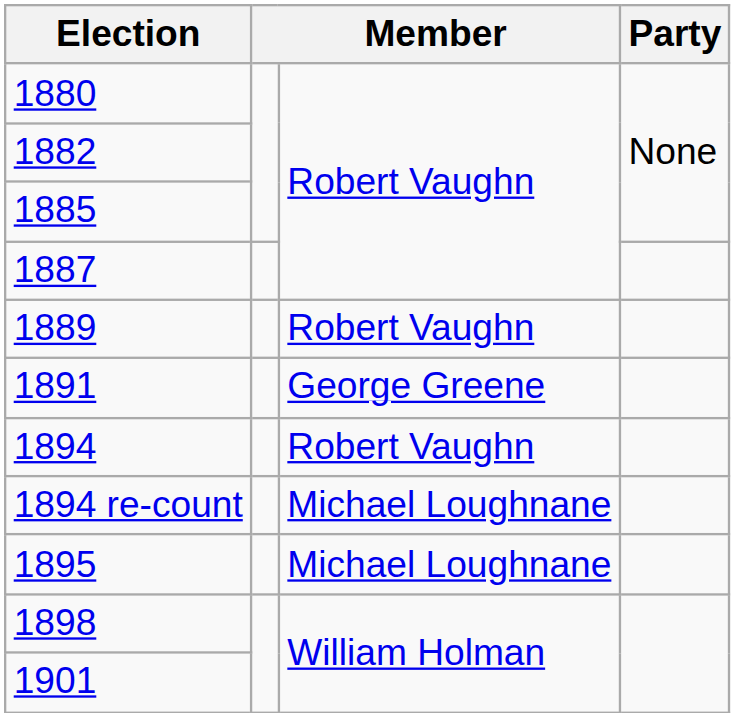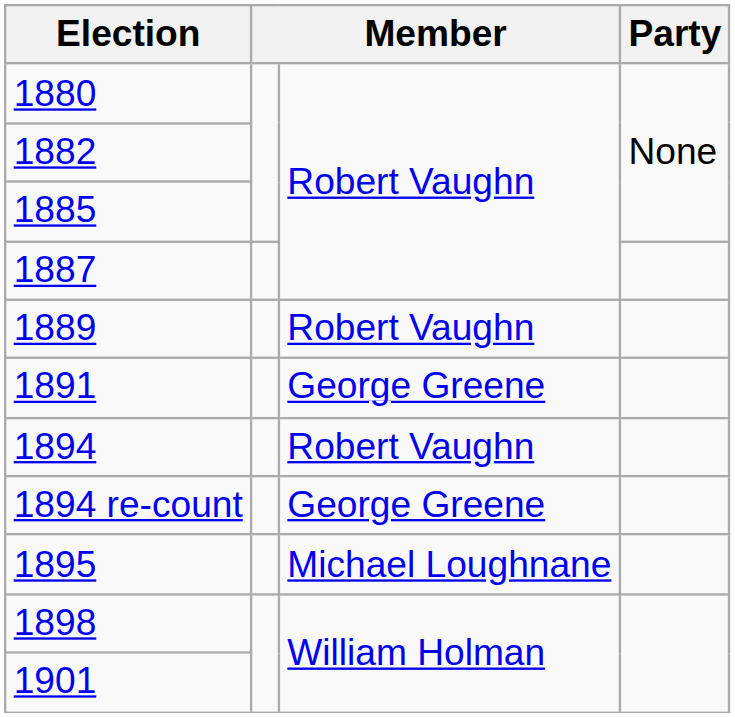(449, 504) Michael Loughnane -> (416, 504) George Greene
